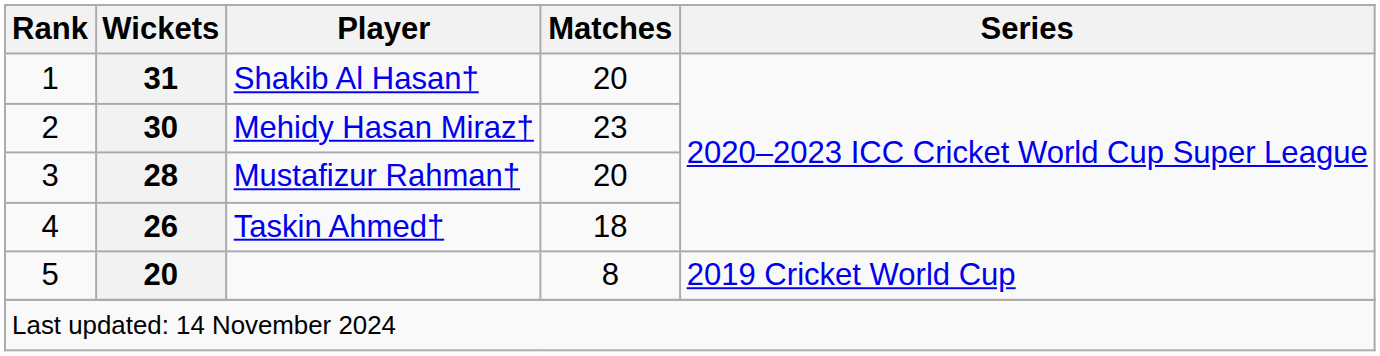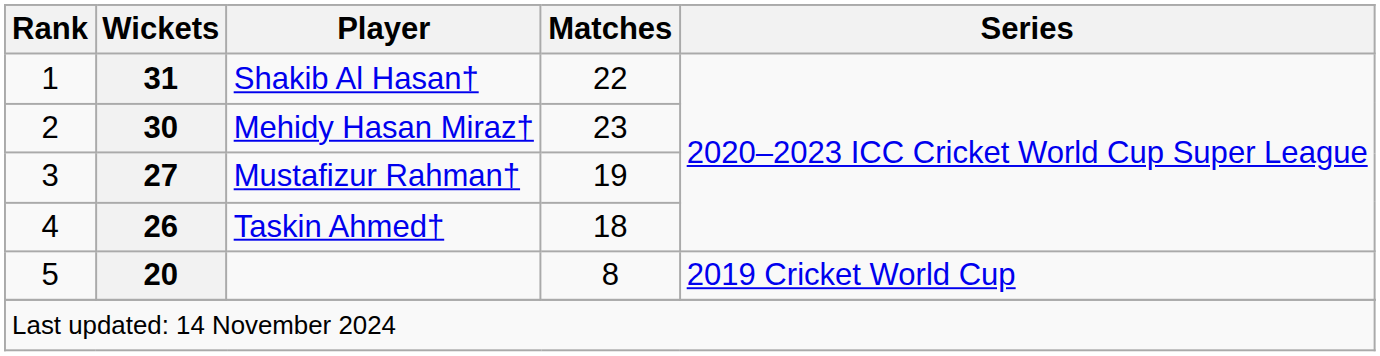(610, 78) 20 -> (610, 78) 22
(161, 176) 28 -> (161, 176) 27
(610, 176) 20 -> (610, 176) 19
